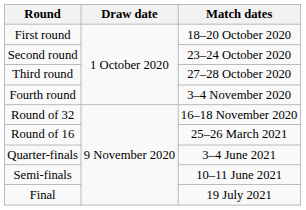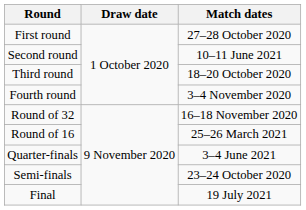(239, 34) 18–20 October 2020 -> (239, 34) 27–28 October 2020
(239, 54) 23–24 October 2020 -> (239, 54) 10–11 June 2021
(239, 74) 27–28 October 2020 -> (239, 74) 18–20 October 2020
(239, 174) 10–11 June 2021 -> (239, 174) 23–24 October 2020
